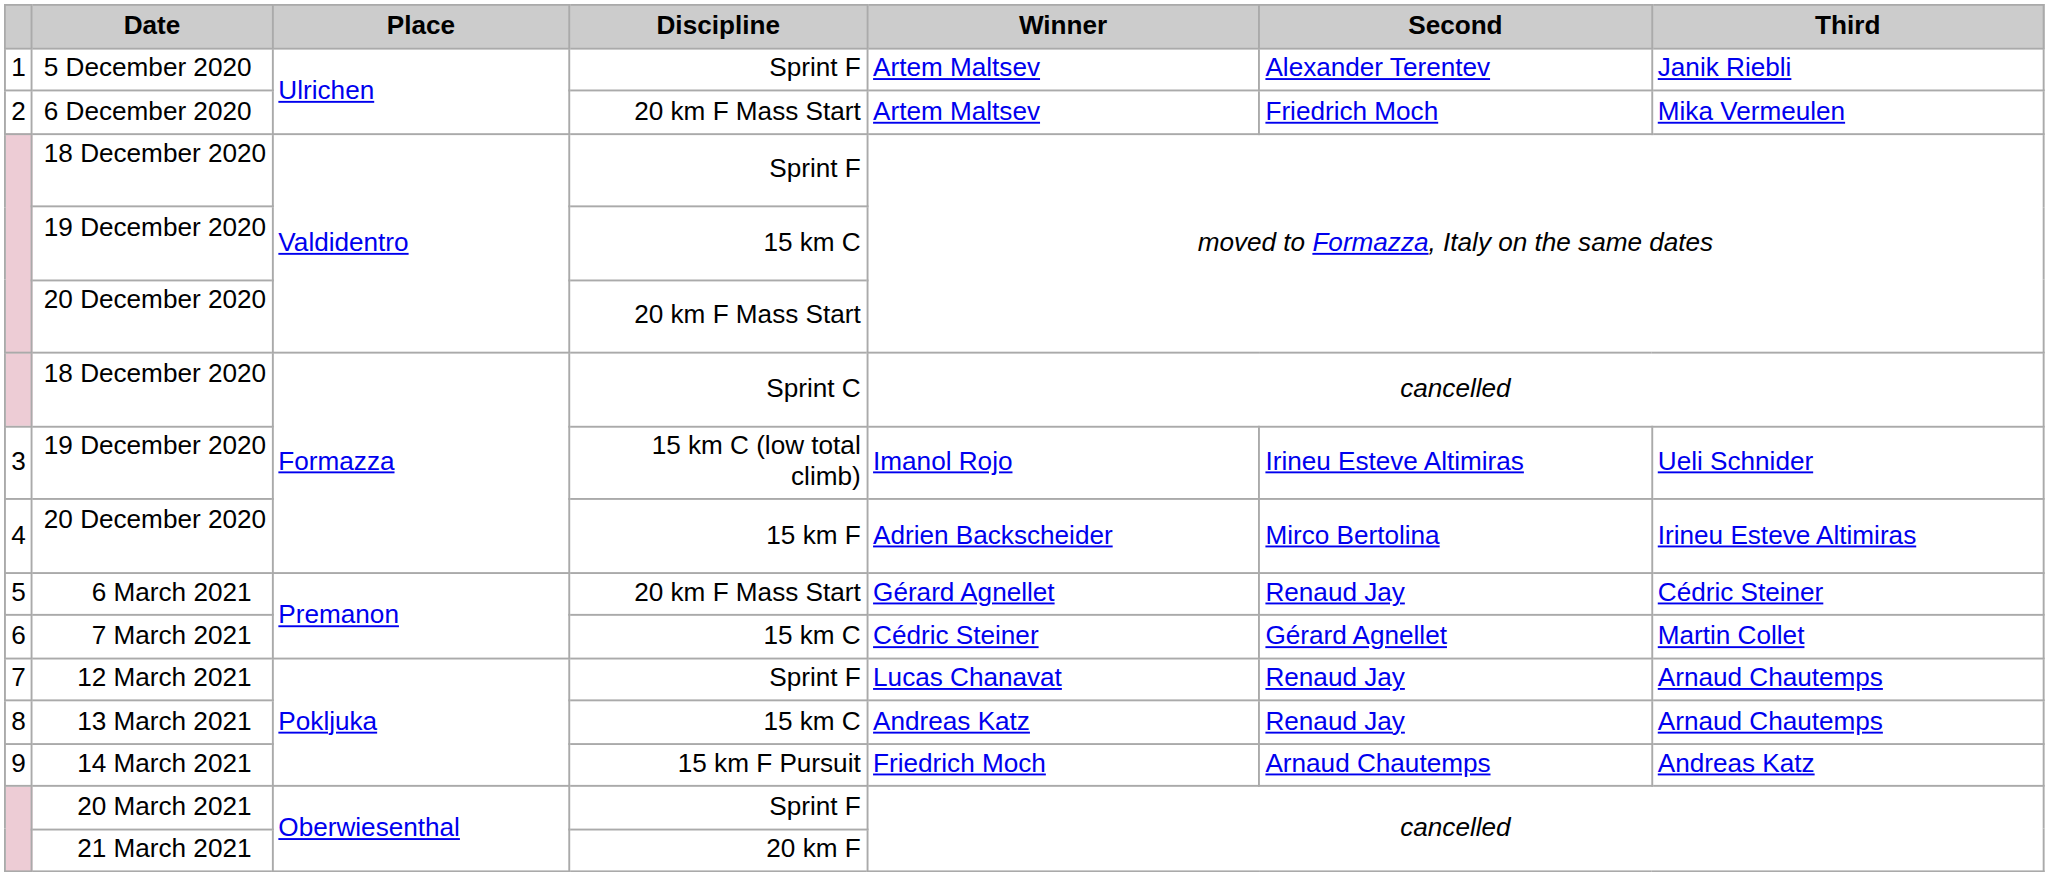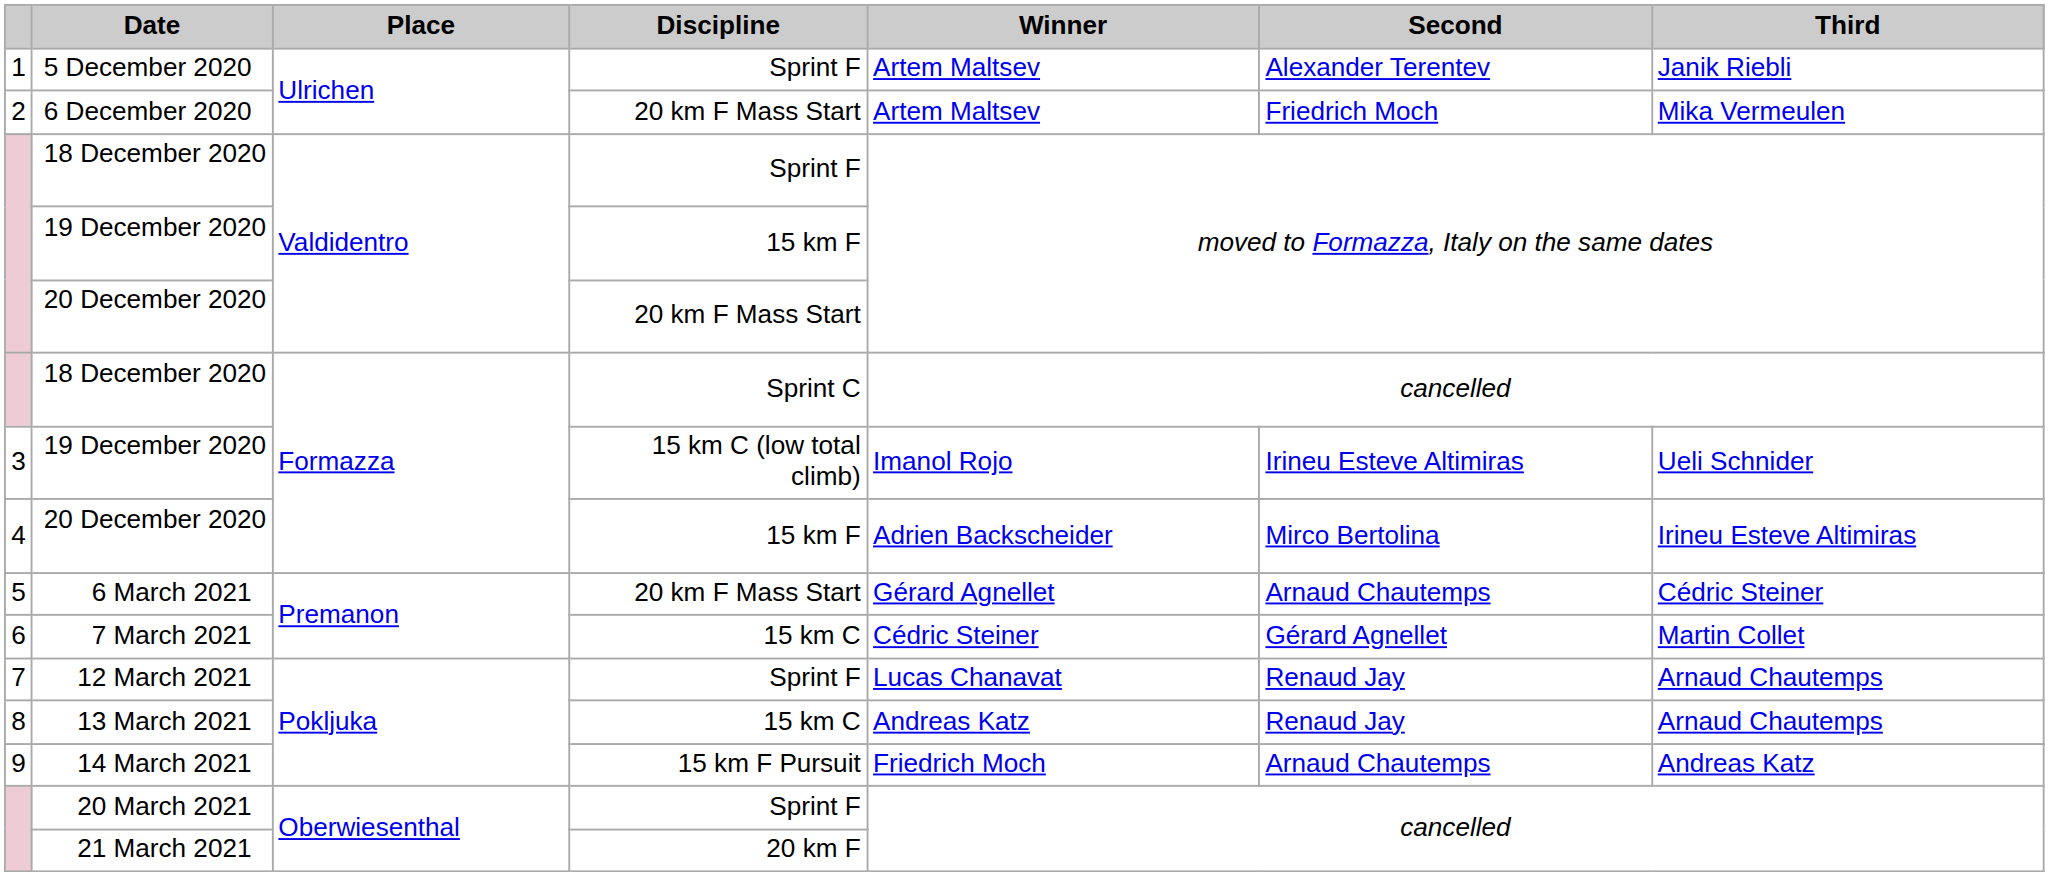(812, 242) 15 km C -> (814, 242) 15 km F
(1335, 592) Renaud Jay -> (1378, 592) Arnaud Chautemps
